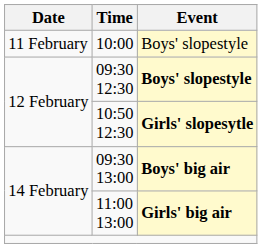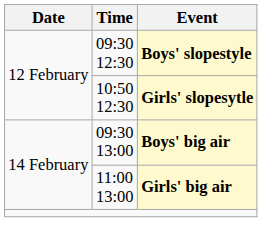- row: (115, 43)
